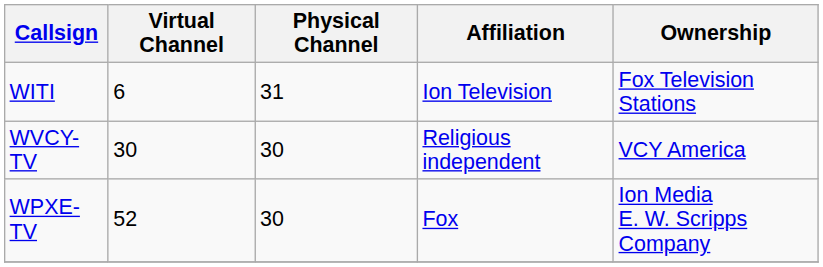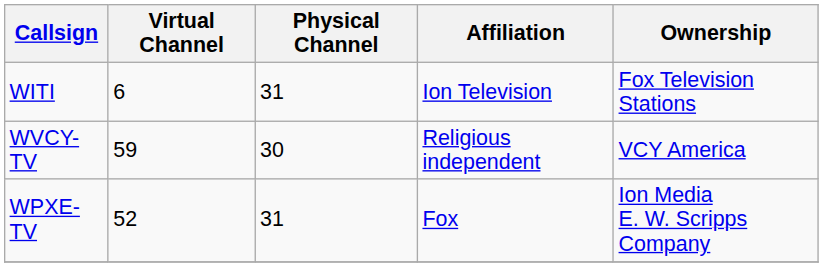(125, 149) 30 -> (125, 149) 59
(272, 219) 30 -> (272, 219) 31
